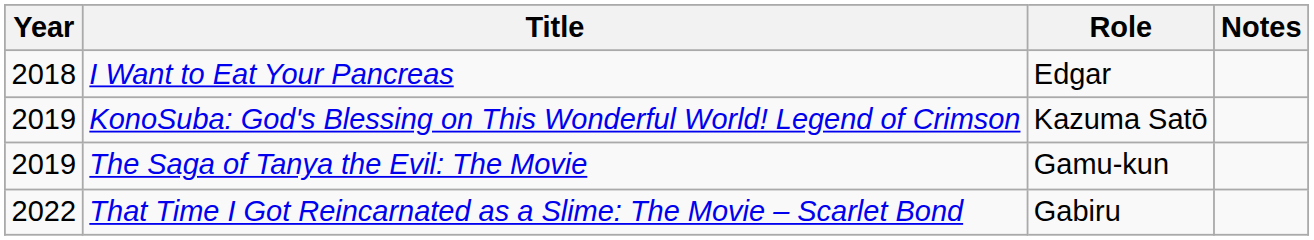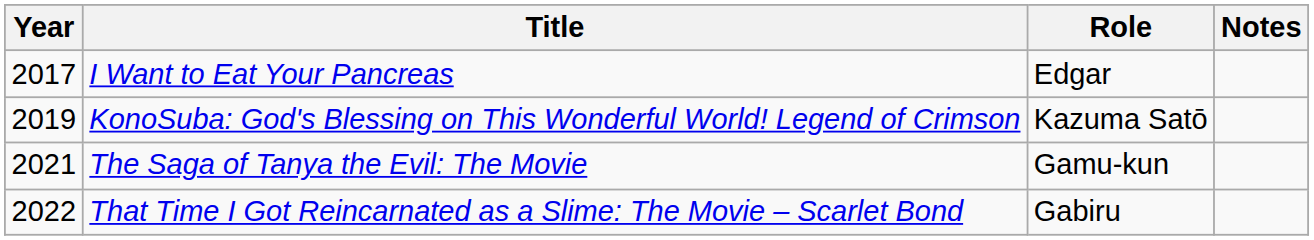(44, 73) 2018 -> (44, 73) 2017
(44, 165) 2019 -> (44, 165) 2021
